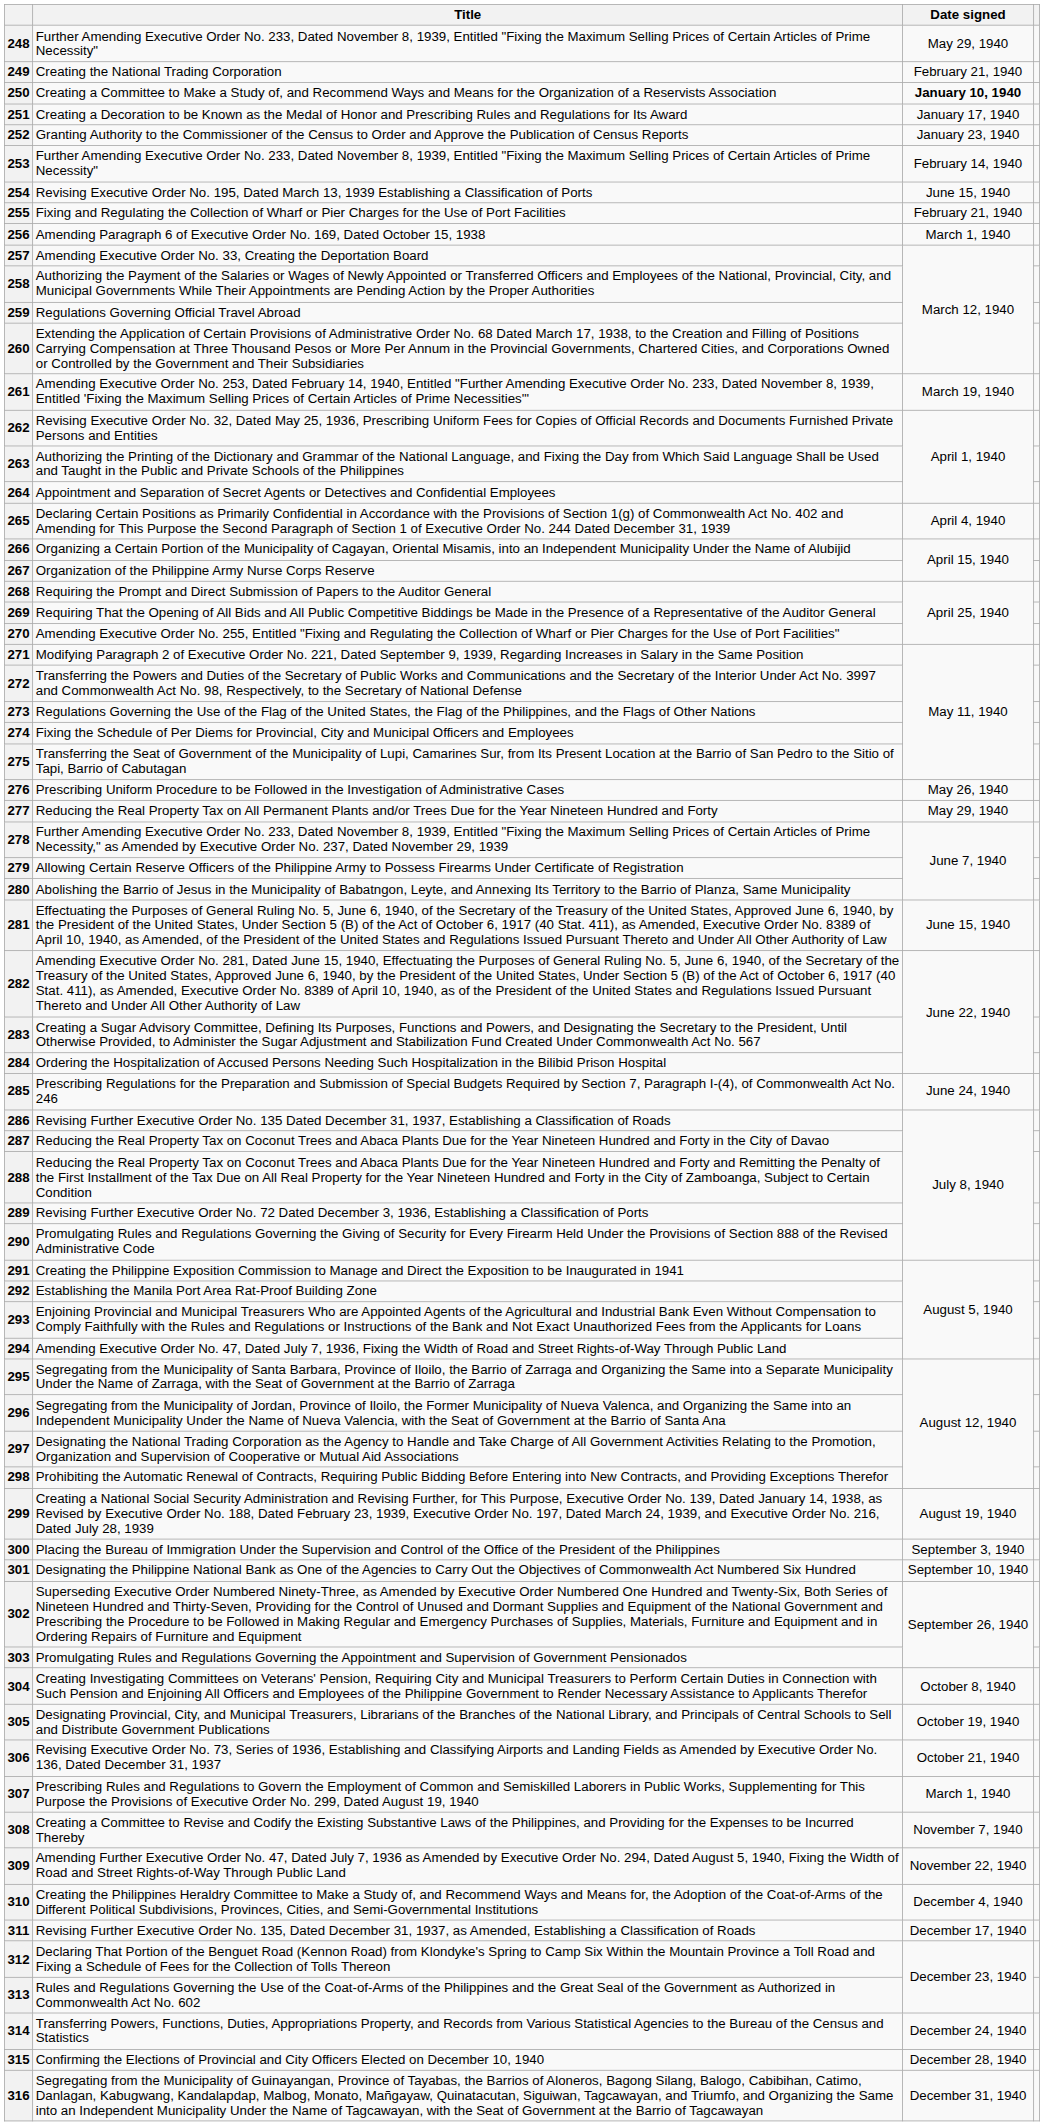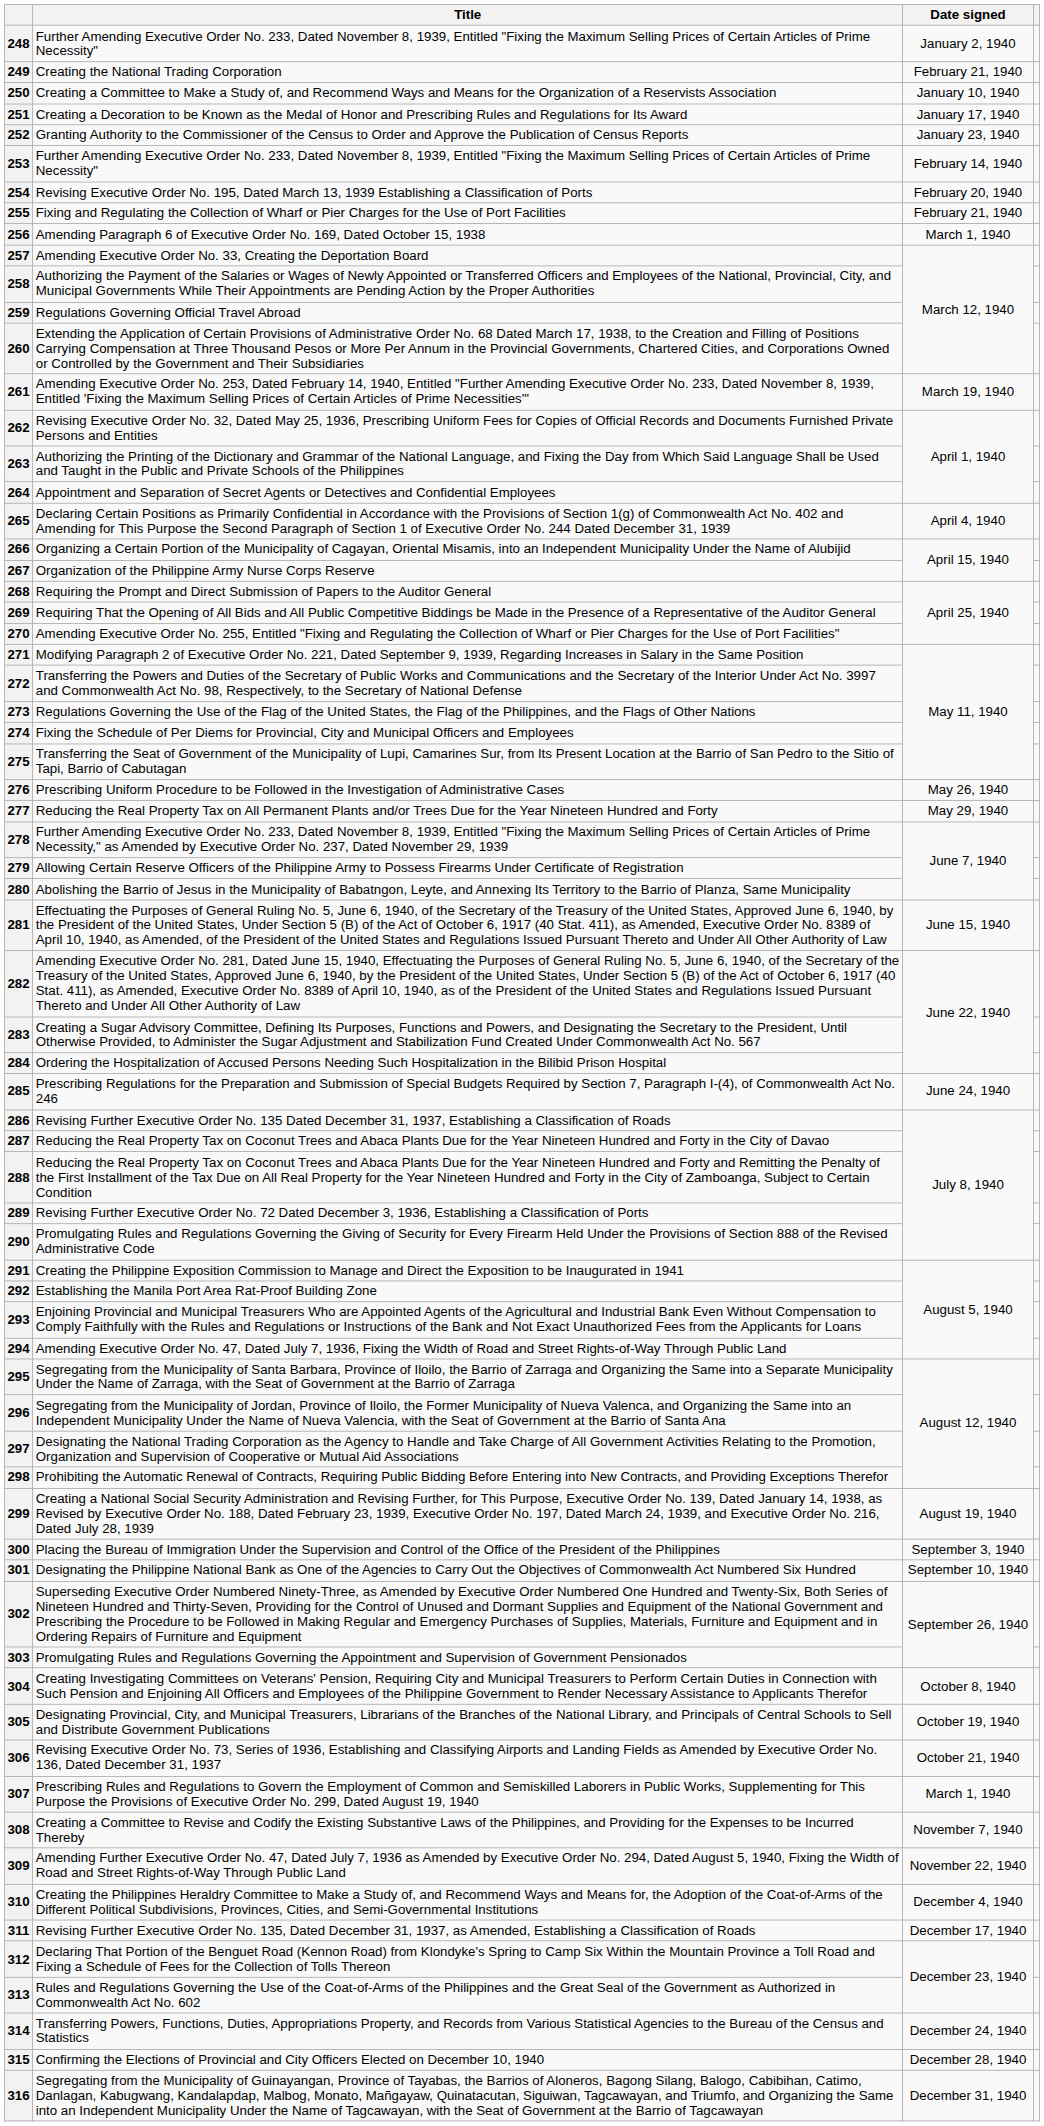(968, 43) May 29, 1940 -> (968, 43) January 2, 1940
(968, 93) bold -> (968, 93) normal
(968, 192) June 15, 1940 -> (968, 192) February 20, 1940
